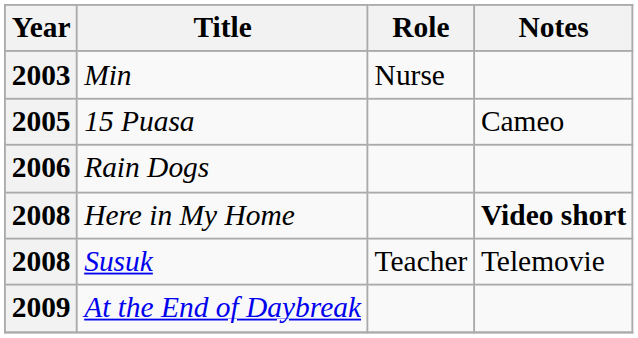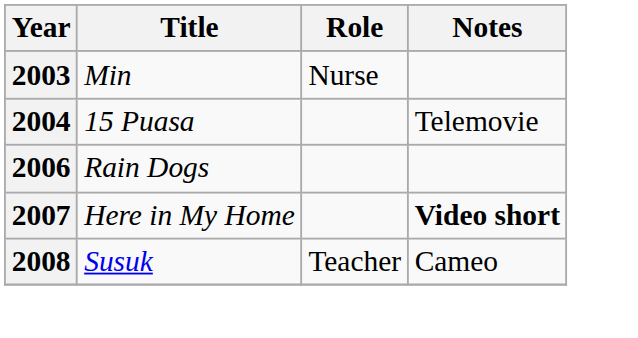(41, 121) 2005 -> (41, 121) 2004
(523, 121) Cameo -> (477, 121) Telemovie
(41, 214) 2008 -> (41, 214) 2007
(543, 261) Telemovie -> (456, 261) Cameo
- row: (223, 307)
